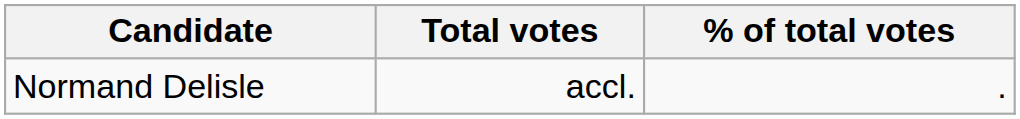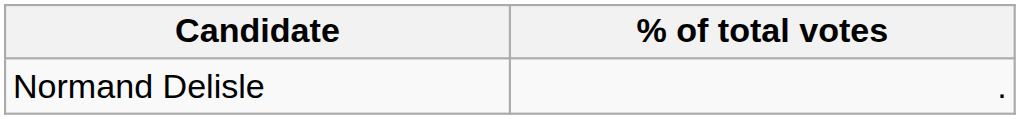- column: (510, 31)
